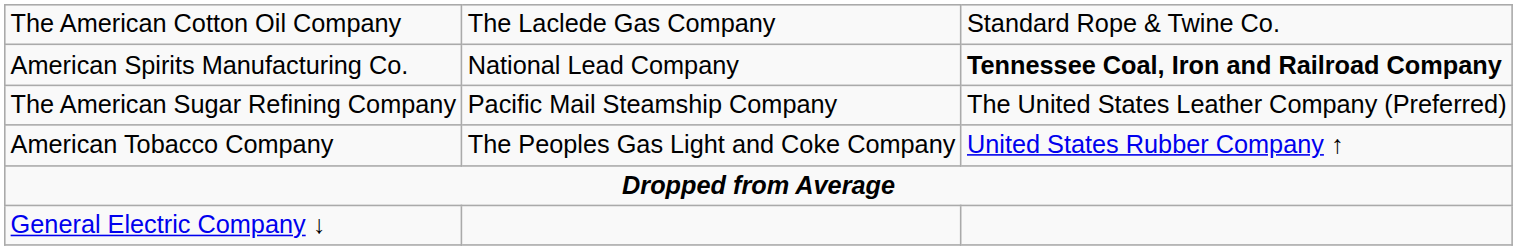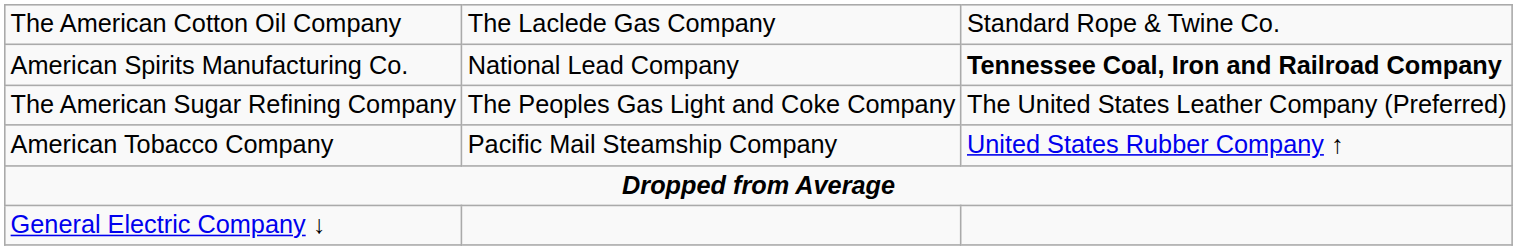(652, 104) Pacific Mail Steamship Company -> (712, 104) The Peoples Gas Light and Coke Company
(712, 144) The Peoples Gas Light and Coke Company -> (652, 144) Pacific Mail Steamship Company
